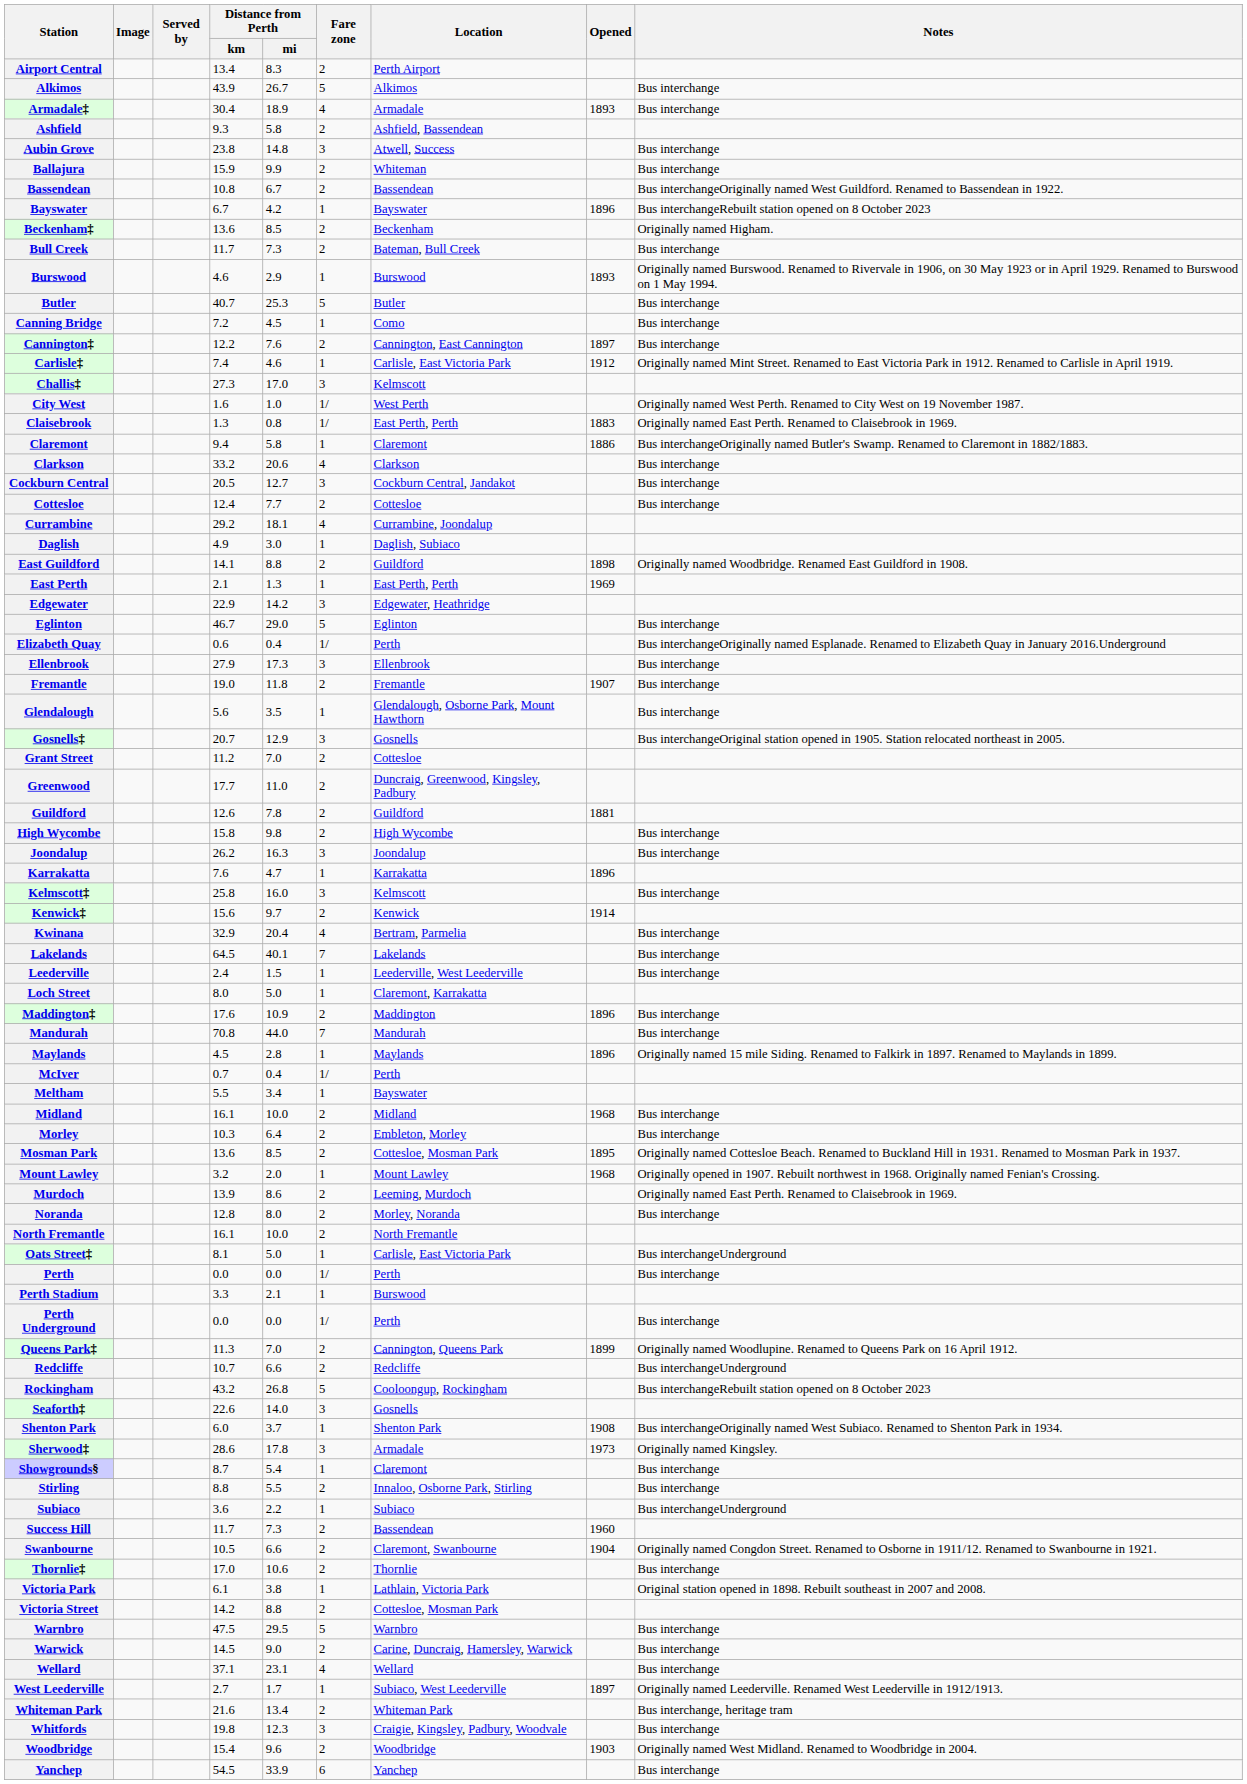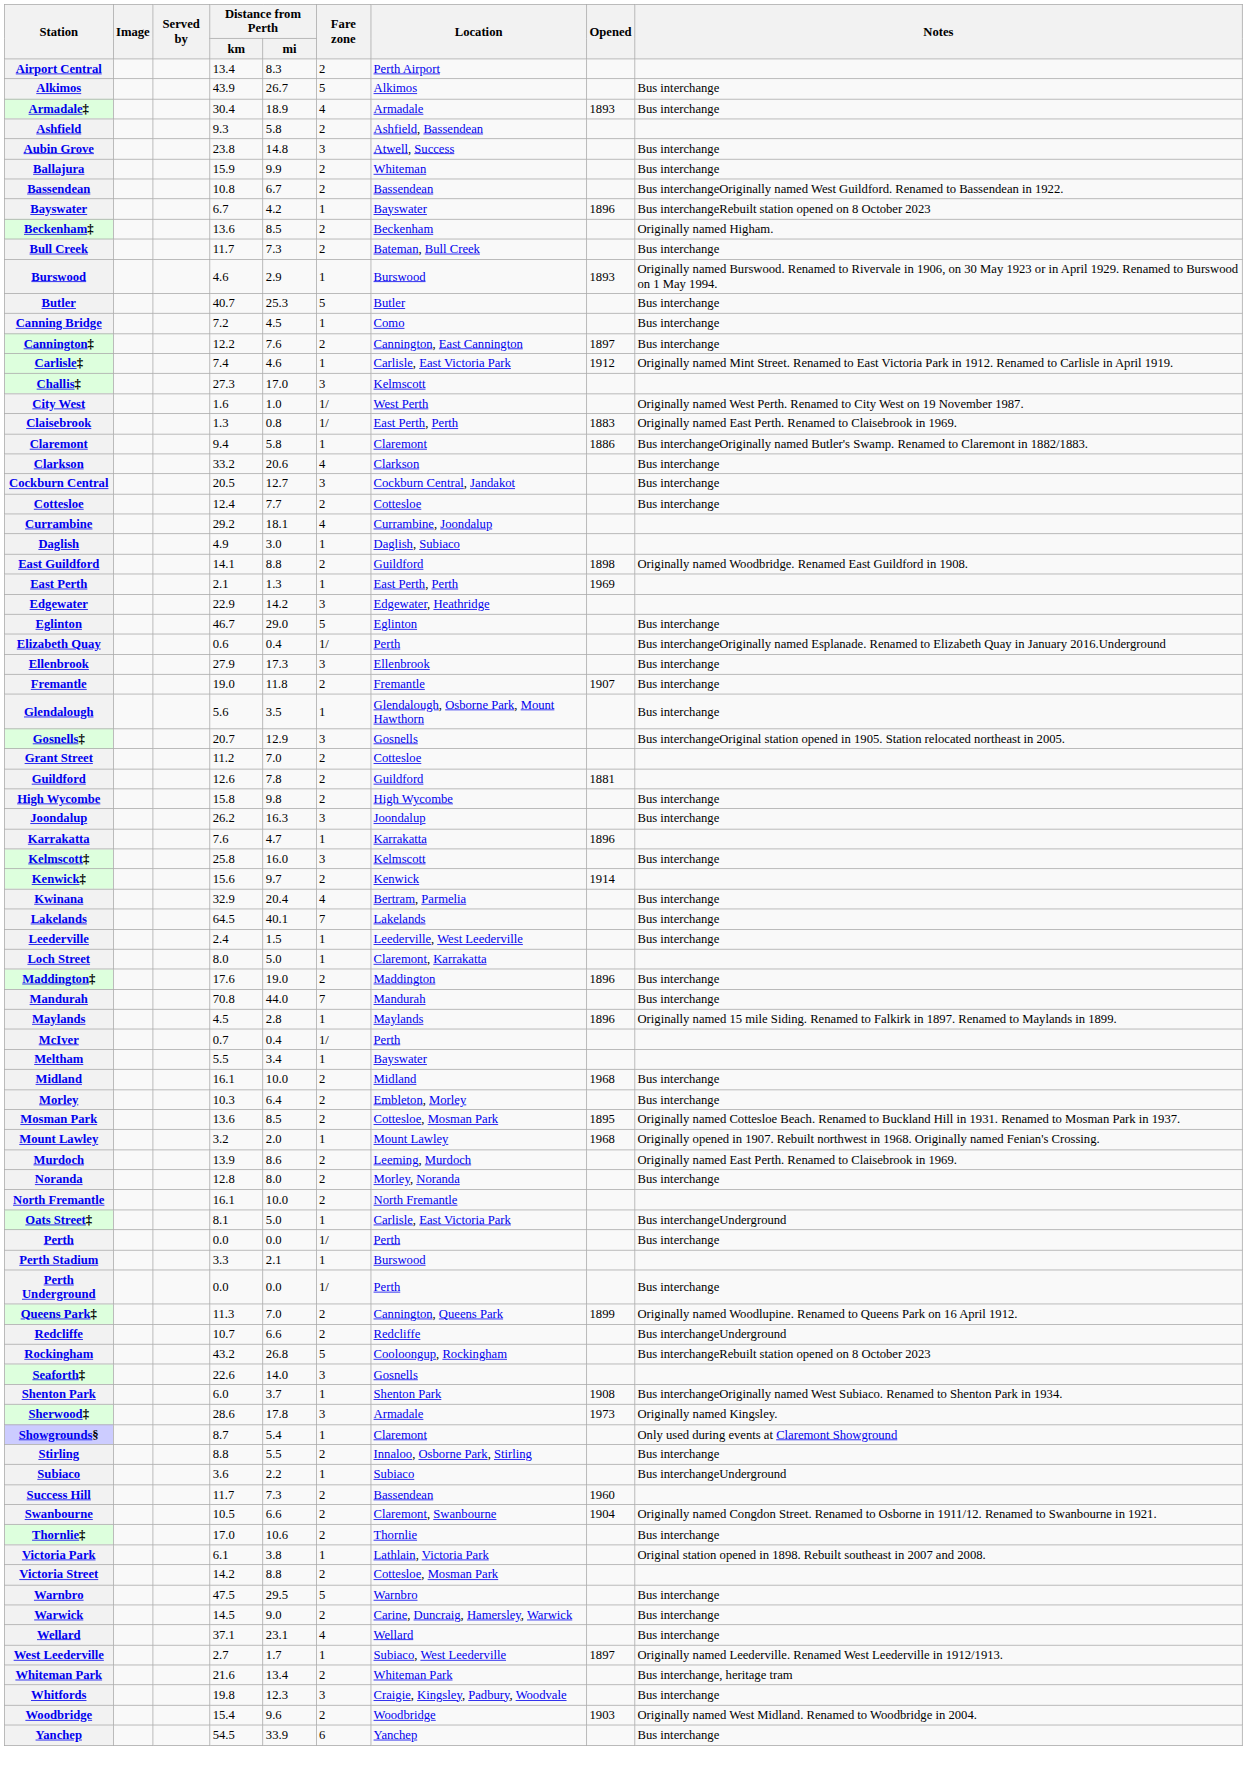- row: (59, 785)
(277, 1013) 10.9 -> (277, 979) 19.0
(678, 1468) Bus interchange -> (767, 1434) Only used during events at Claremont Showground
